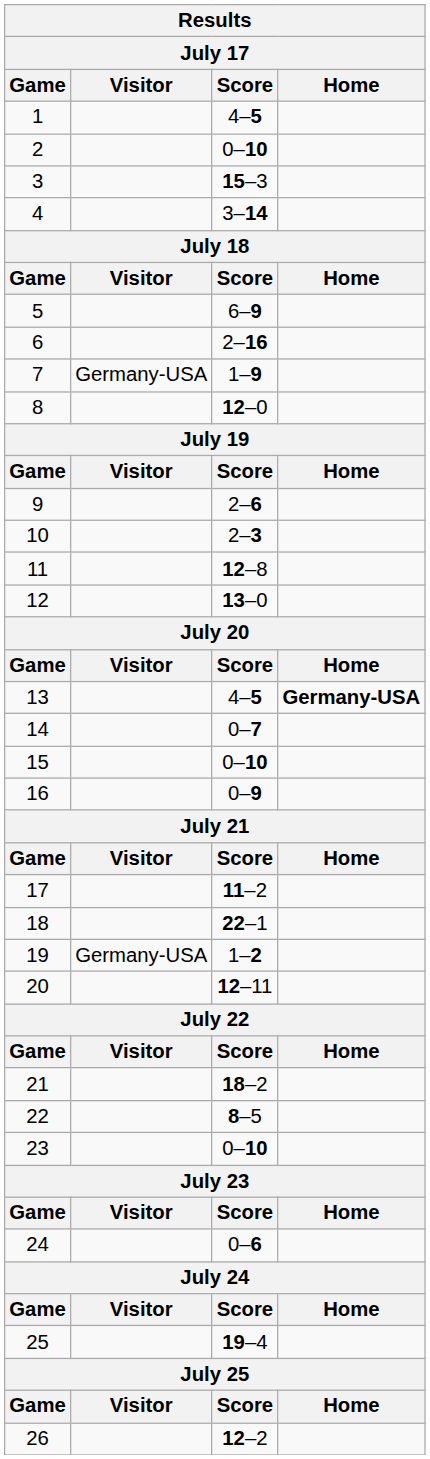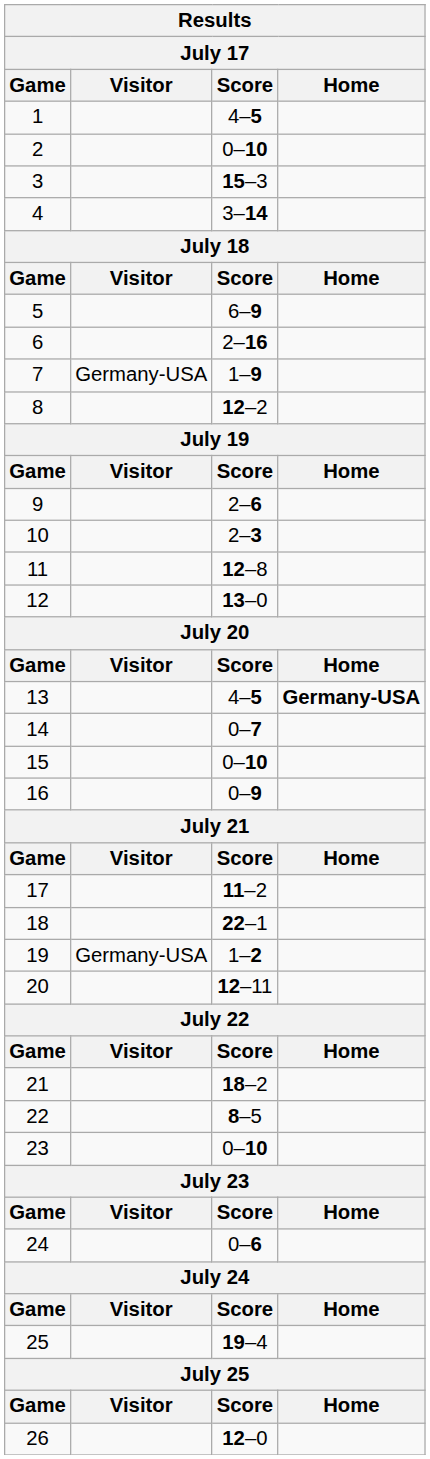(245, 407) 12–0 -> (245, 407) 12–2
(245, 1438) 12–2 -> (245, 1438) 12–0
